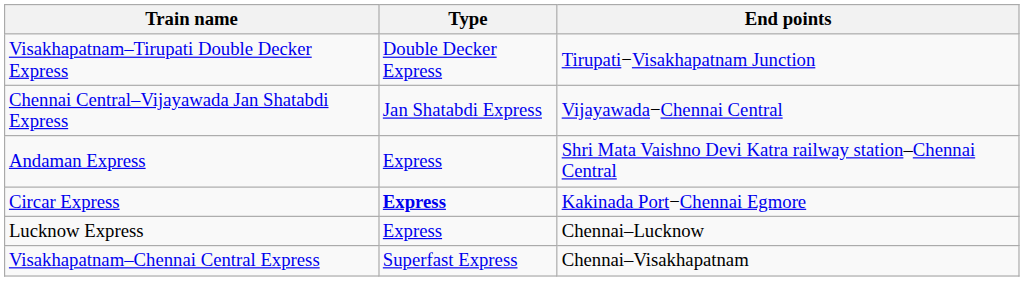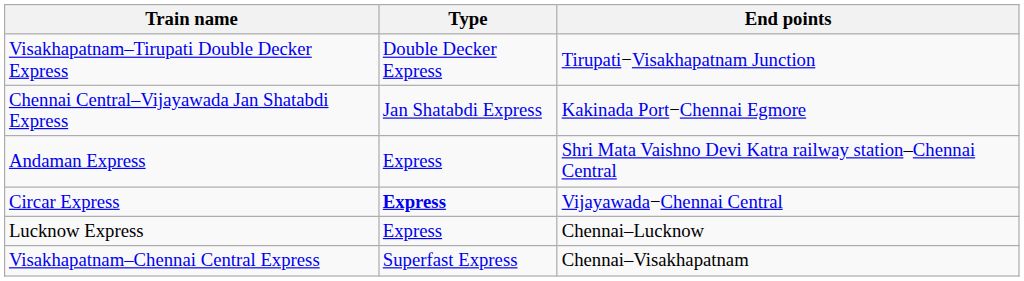(672, 110) Vijayawada−Chennai Central -> (684, 110) Kakinada Port−Chennai Egmore
(684, 201) Kakinada Port−Chennai Egmore -> (672, 201) Vijayawada−Chennai Central
